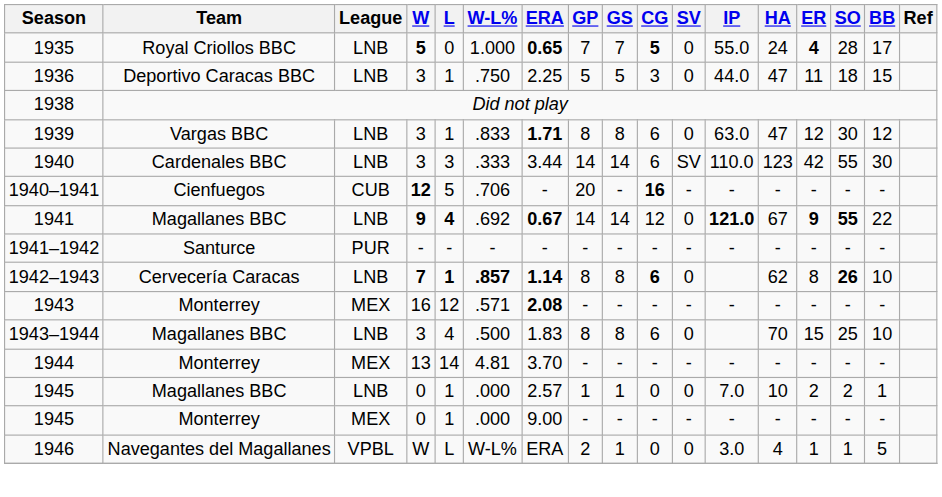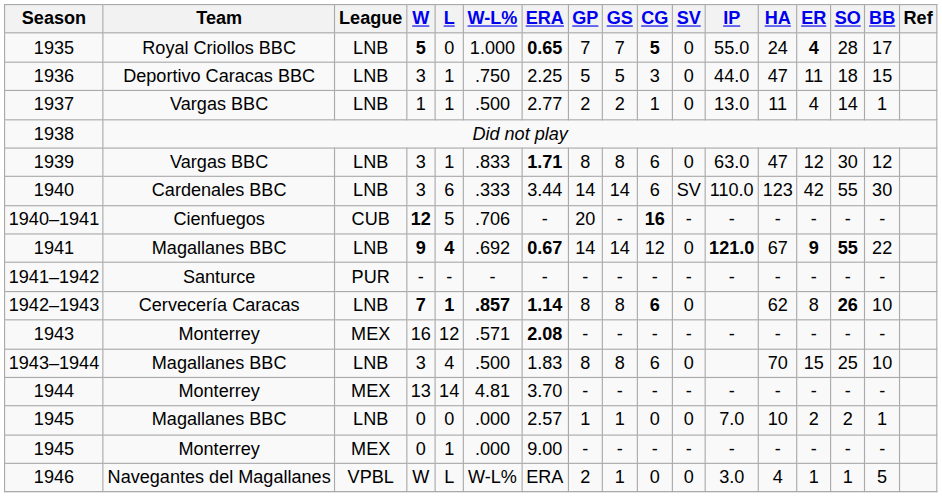+ row: (54, 104)
(449, 162) 3 -> (449, 190) 6
(449, 391) 1 -> (449, 420) 0
